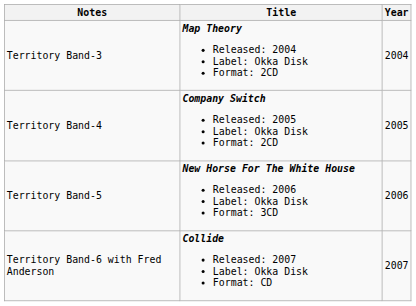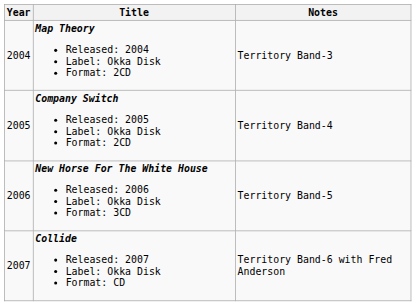columns swapped: (397, 12) <-> (92, 12)
